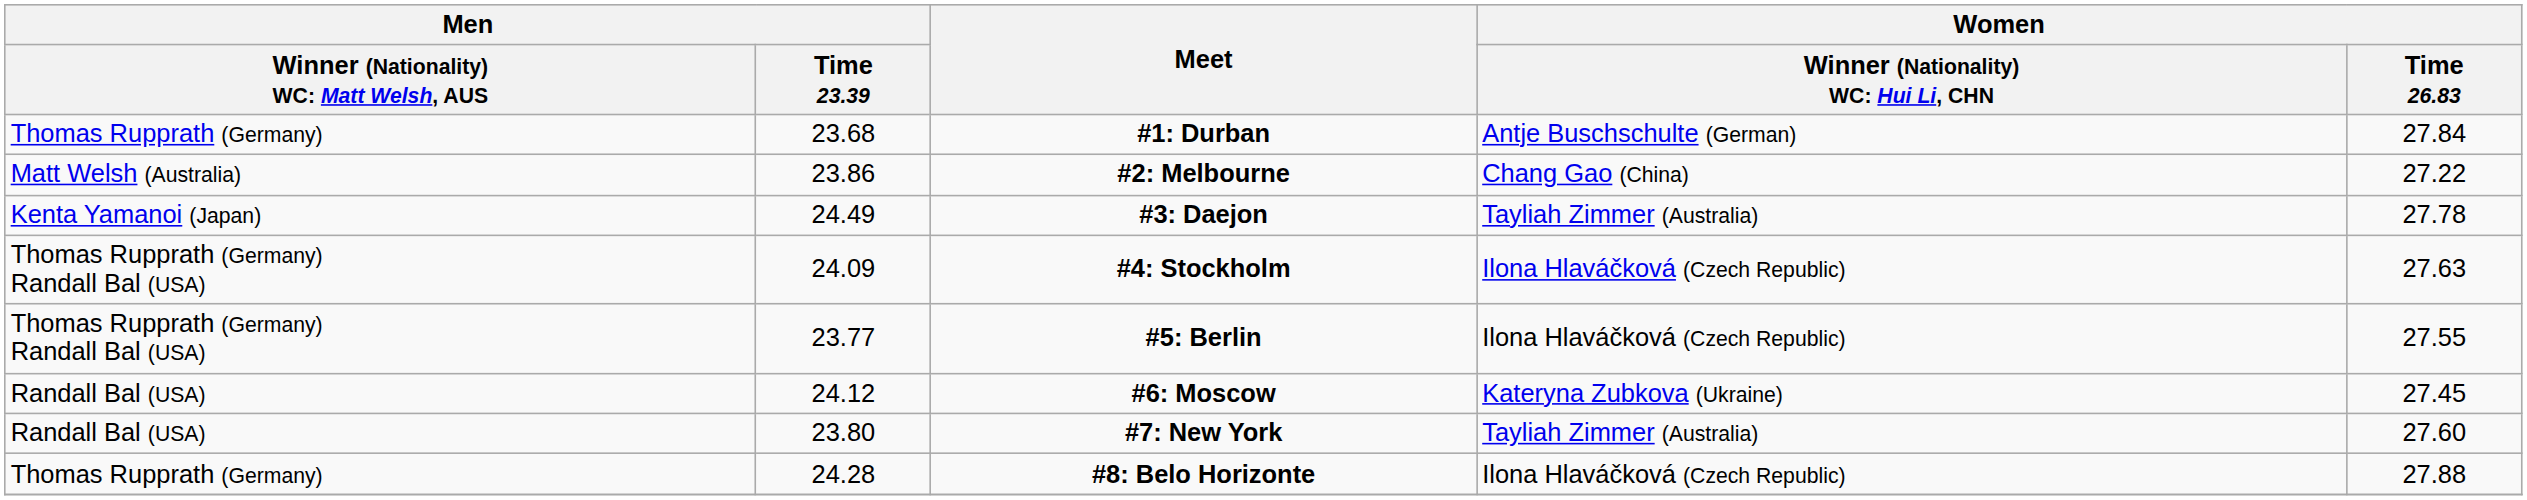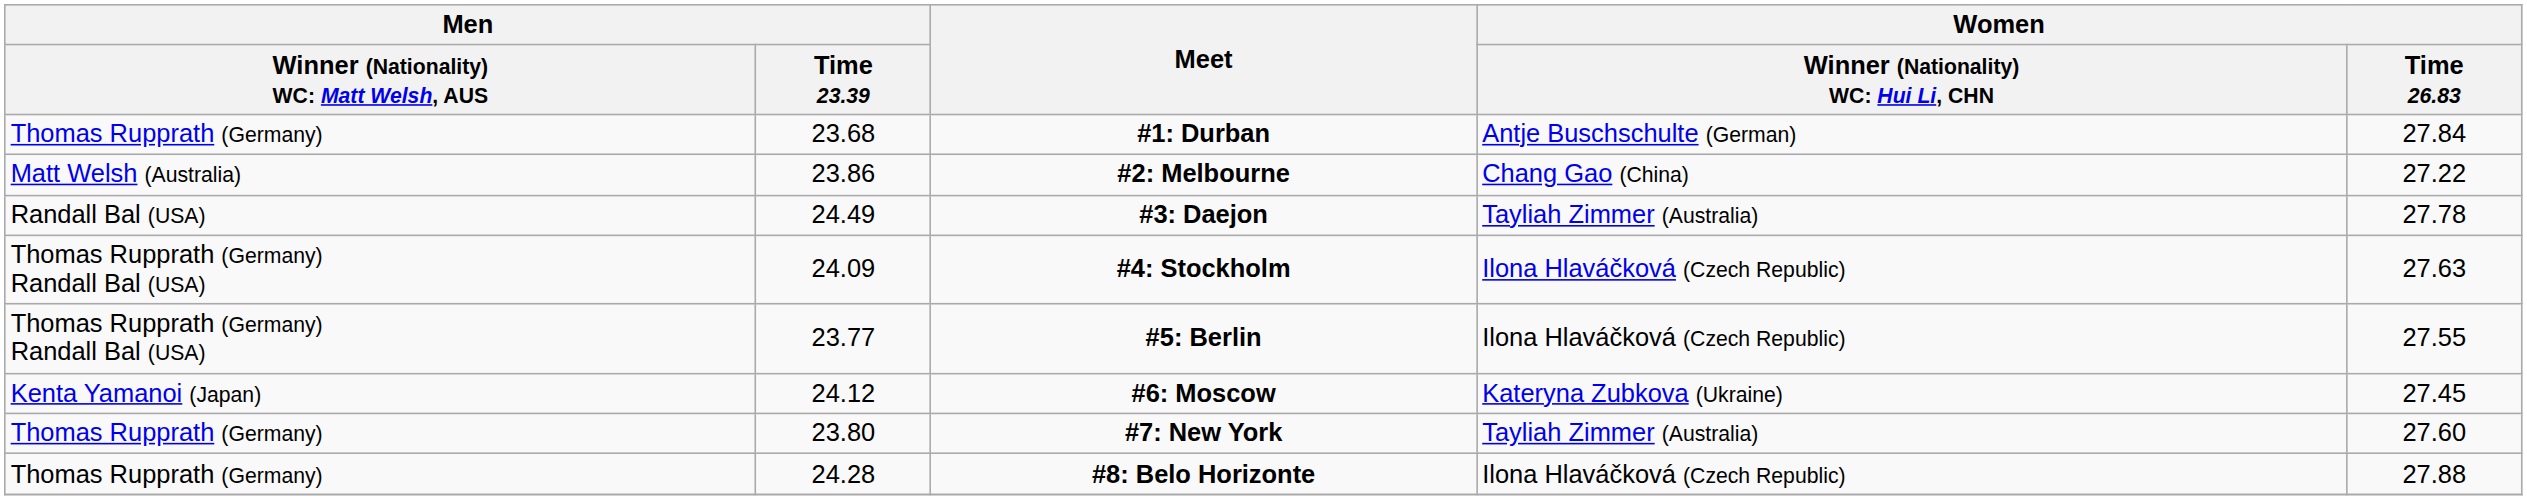(136, 214) Kenta Yamanoi (Japan) -> (108, 214) Randall Bal (USA)
(108, 392) Randall Bal (USA) -> (136, 392) Kenta Yamanoi (Japan)
(108, 433) Randall Bal (USA) -> (167, 433) Thomas Rupprath (Germany)
